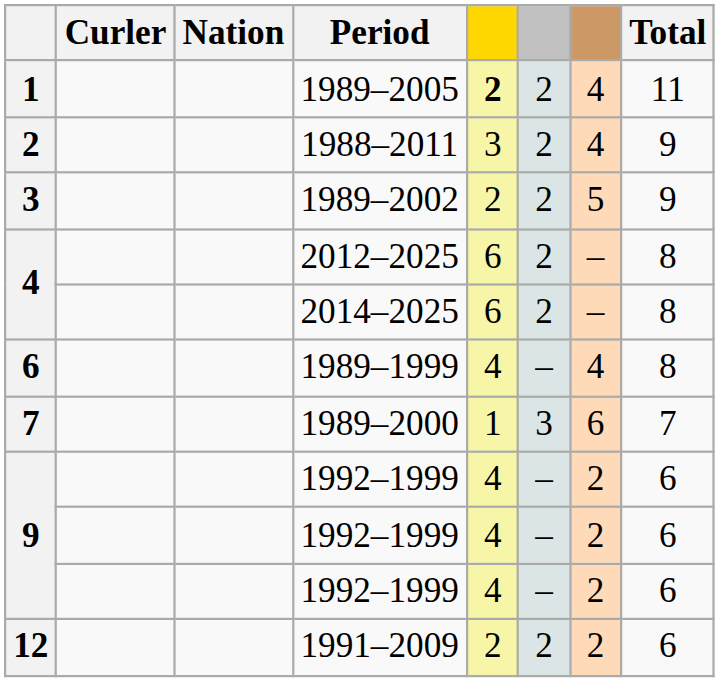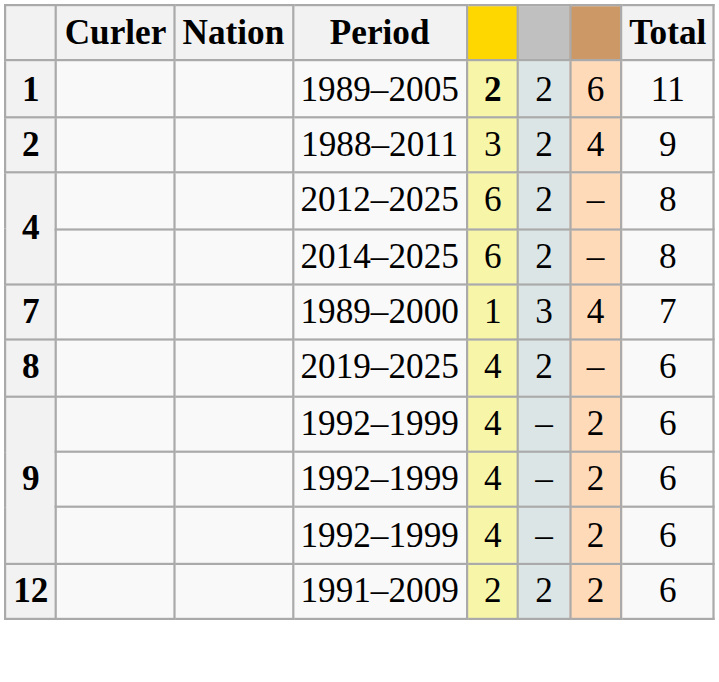(596, 88) 4 -> (596, 88) 6
- row: (31, 199)
- row: (31, 367)
(596, 423) 6 -> (596, 311) 4
+ row: (31, 367)
